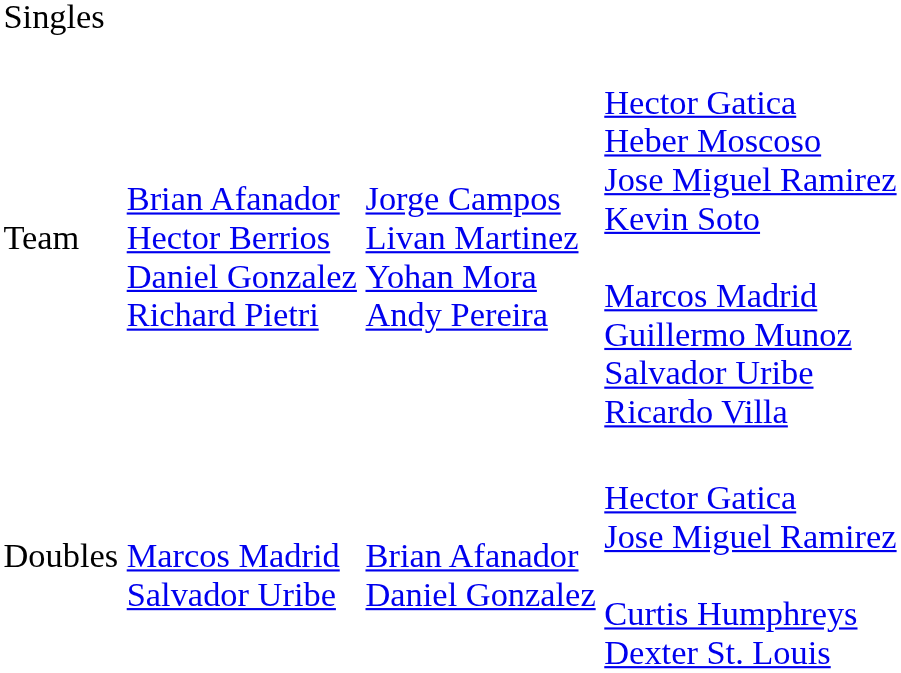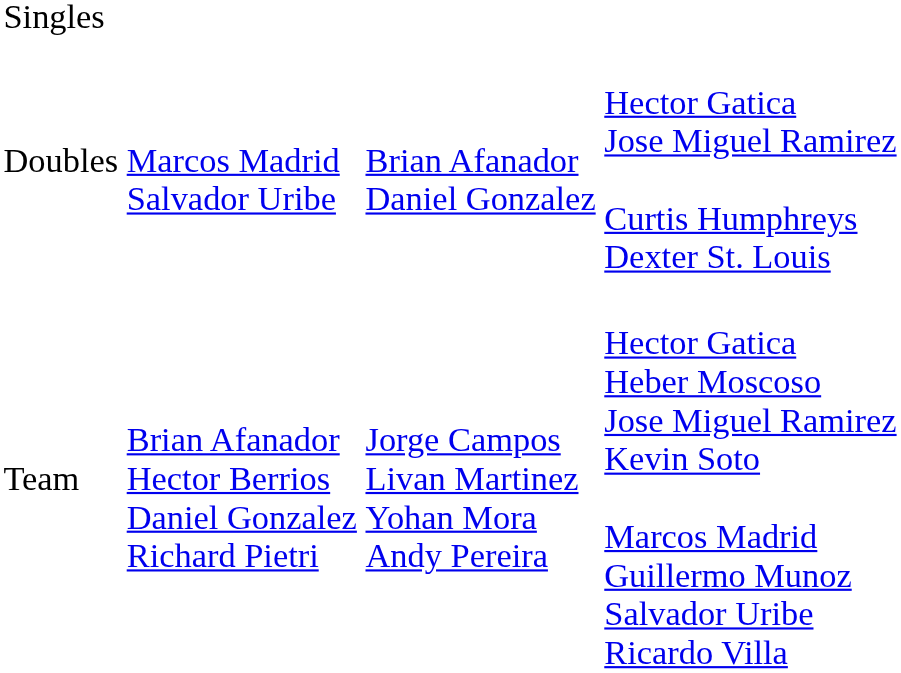rows swapped: (61, 555) <-> (41, 237)
